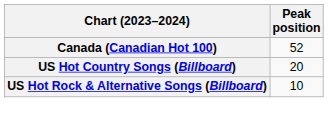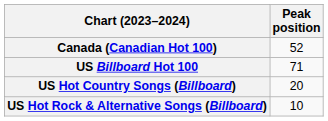+ row: (137, 67)
